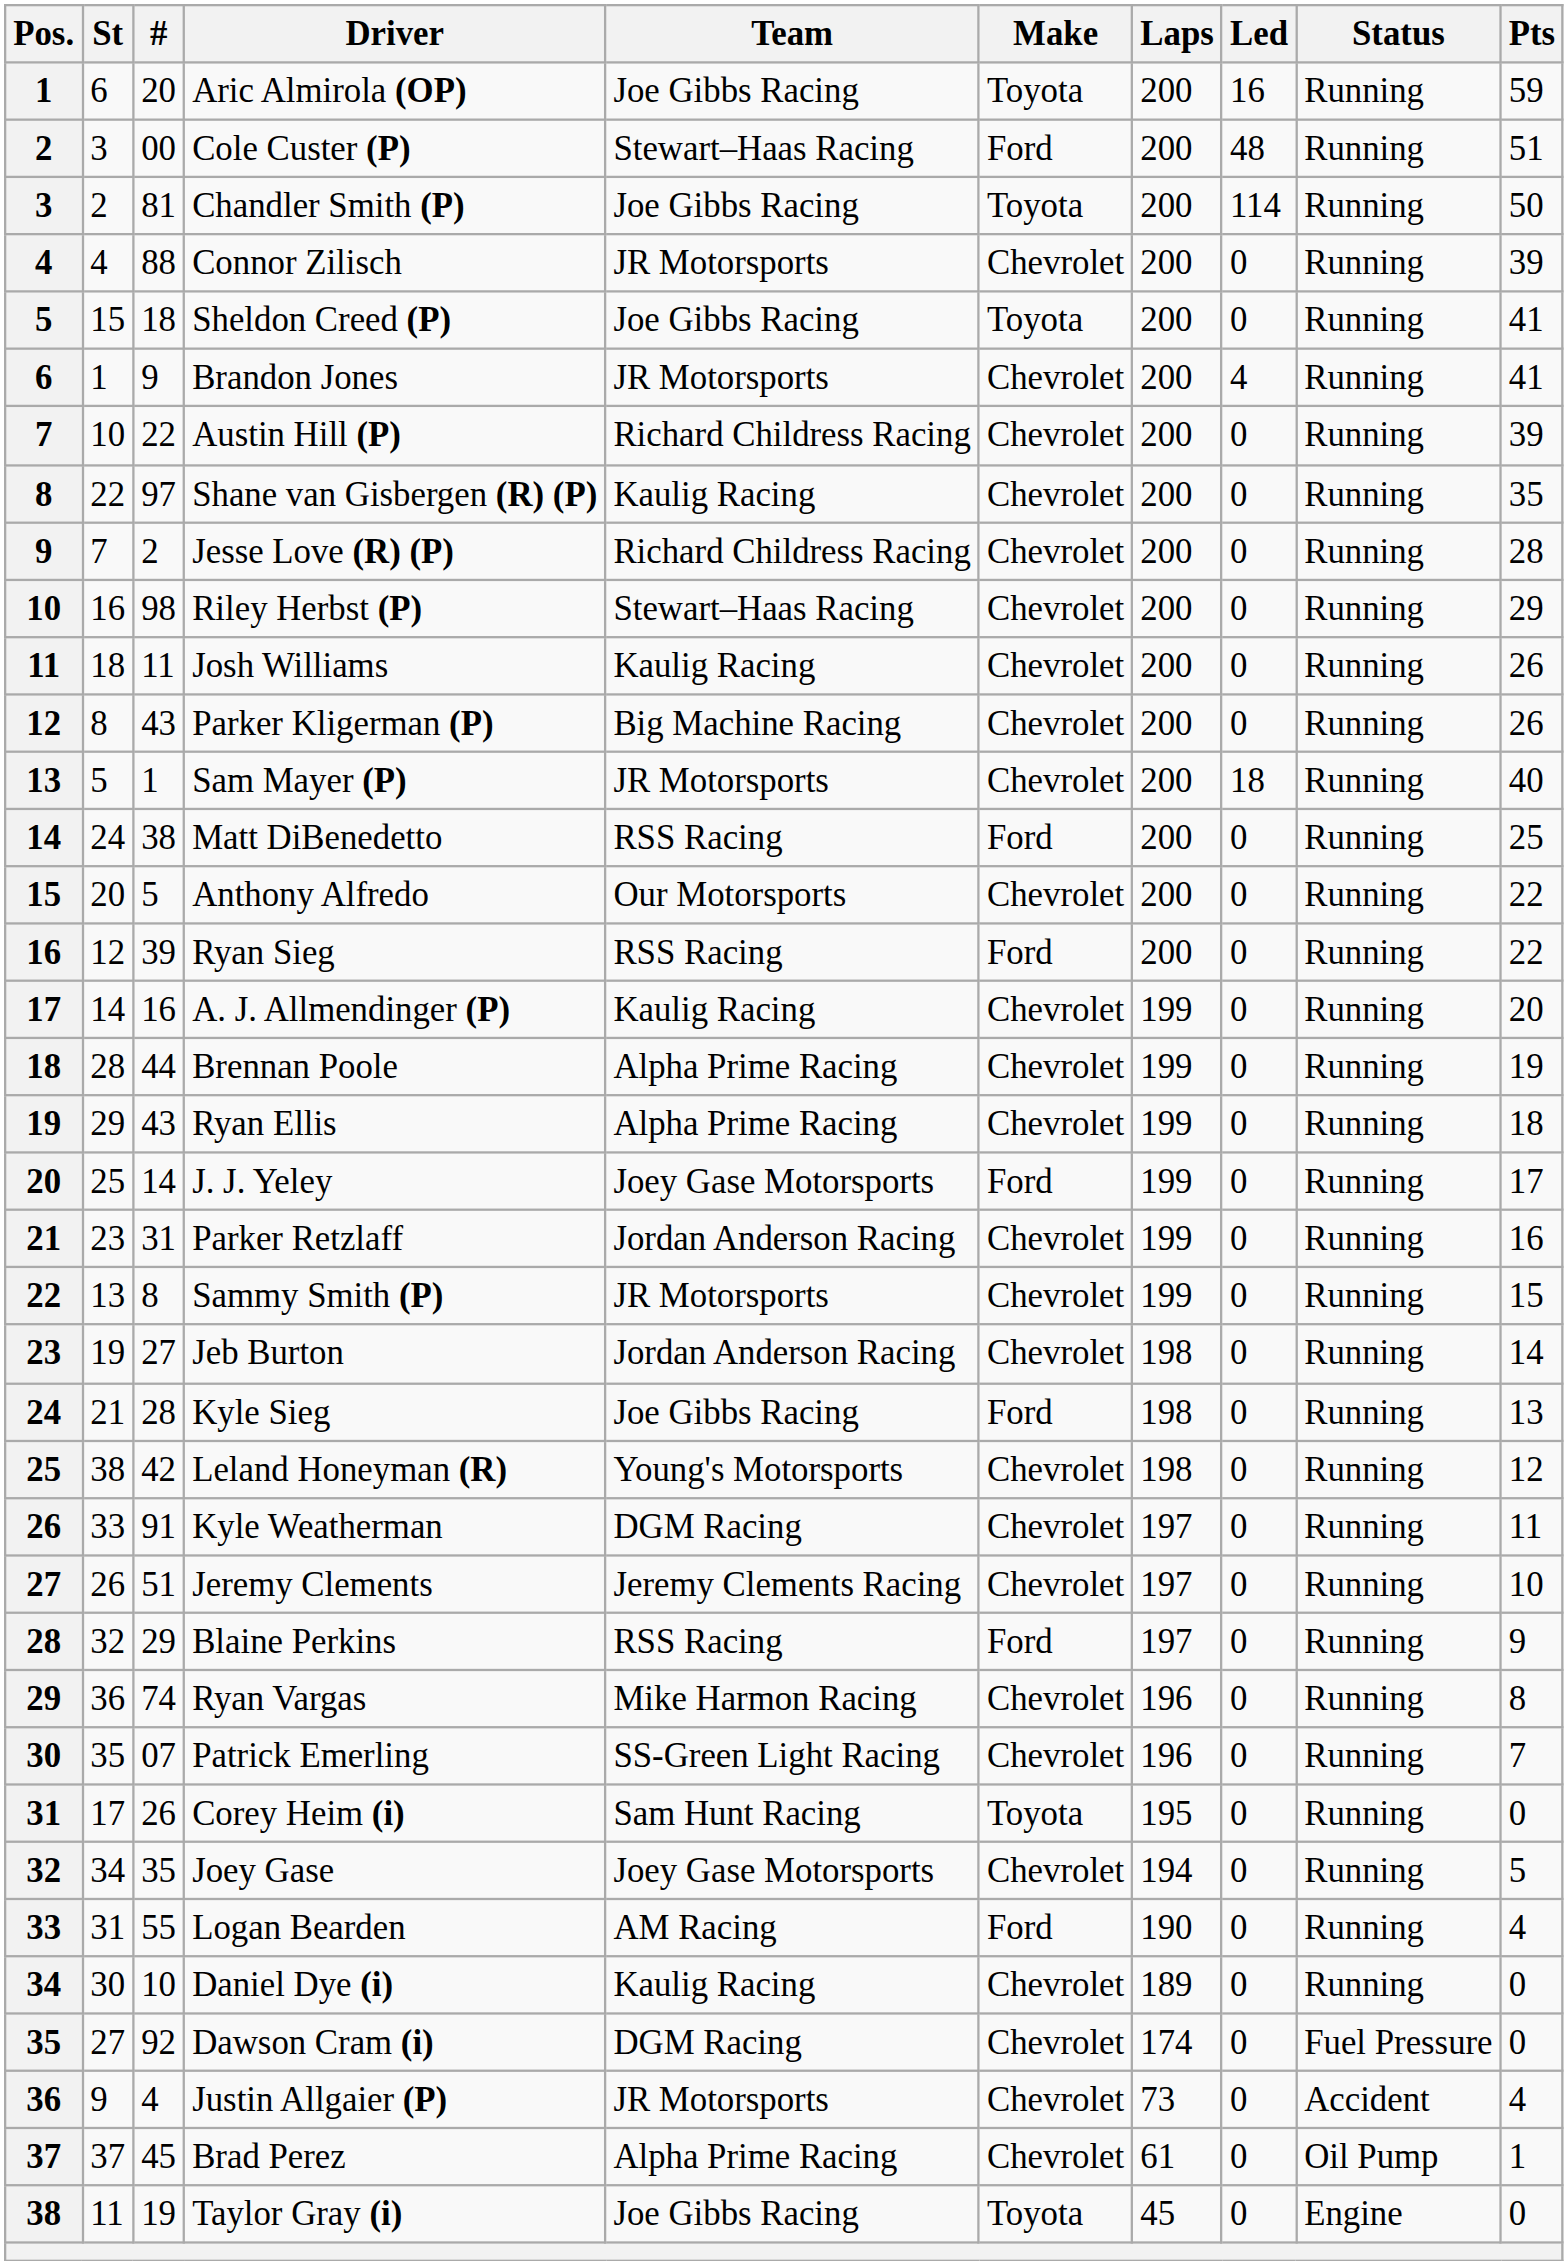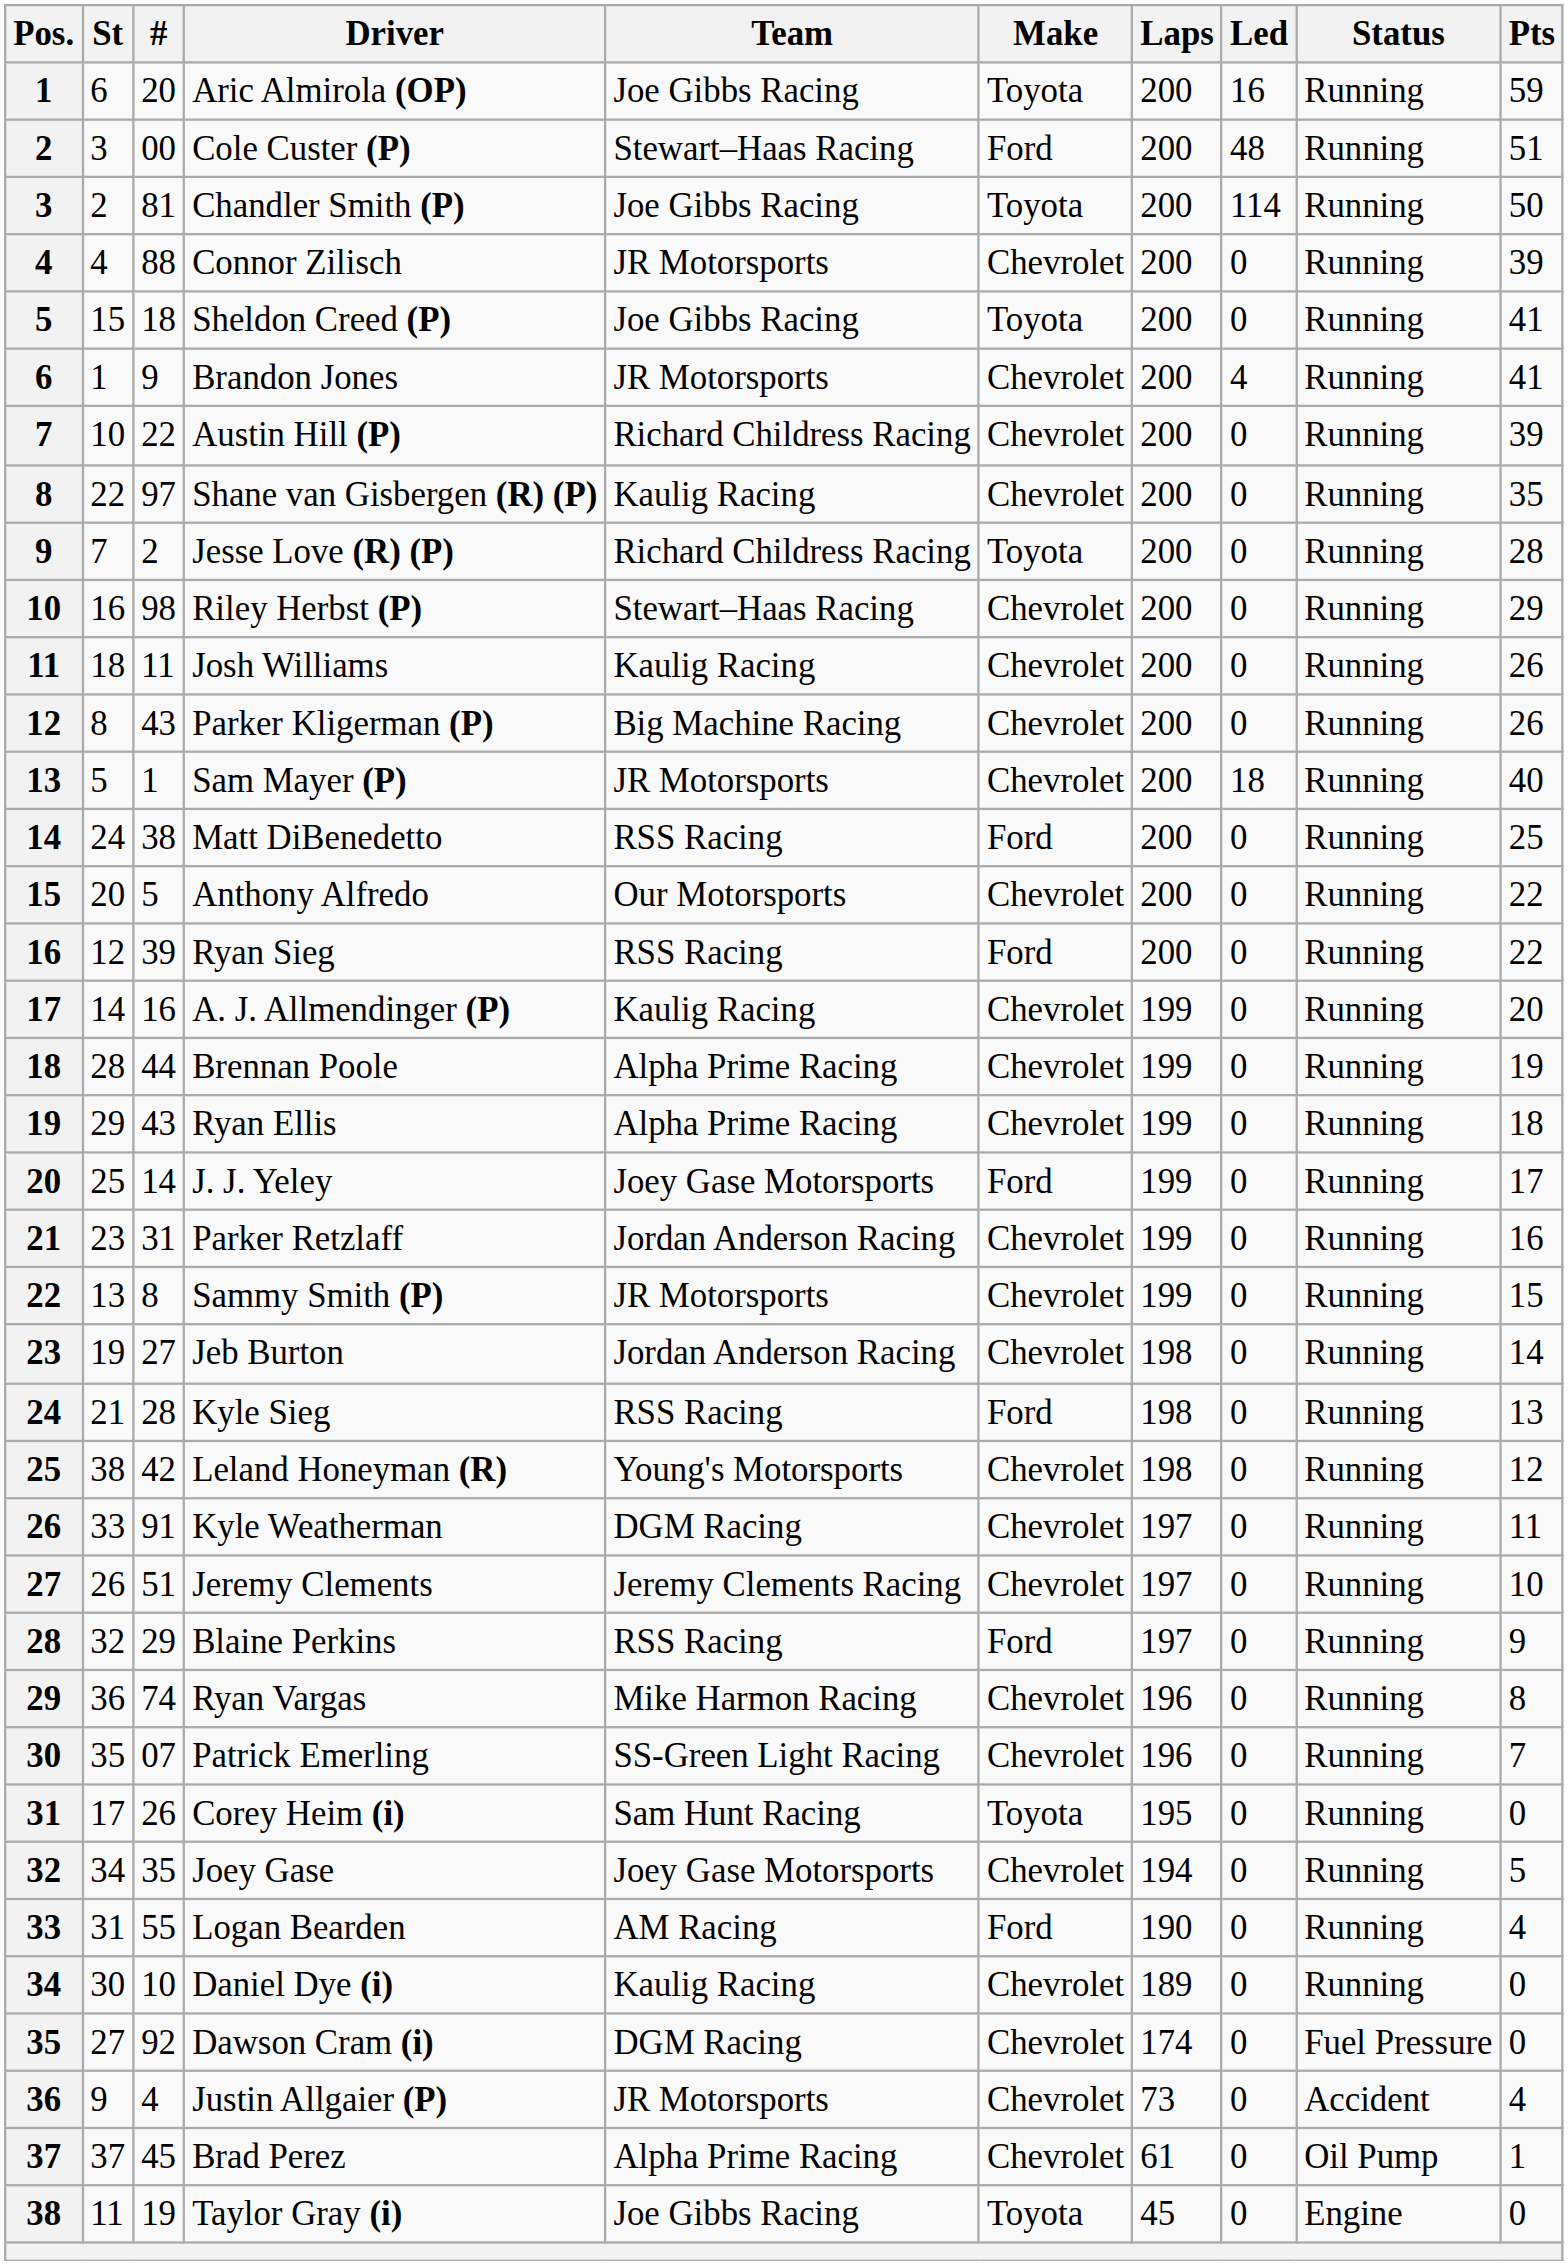(1056, 549) Chevrolet -> (1035, 549) Toyota
(736, 1410) Joe Gibbs Racing -> (698, 1410) RSS Racing
